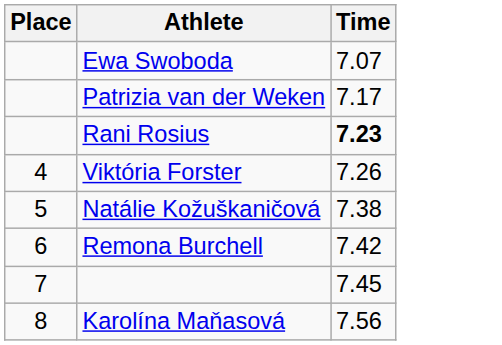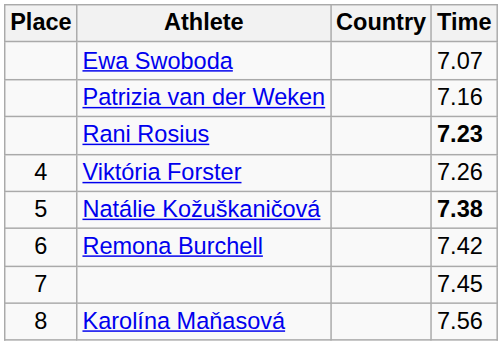+ column: (381, 23)
(359, 97) 7.17 -> (460, 97) 7.16
(359, 209) normal -> (460, 209) bold
